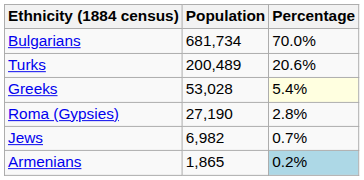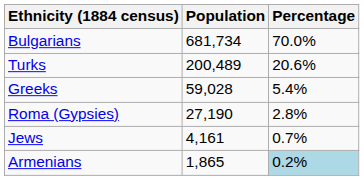(209, 89) 53,028 -> (209, 89) 59,028
(290, 89) lightyellow background -> (290, 89) no background
(205, 138) 6,982 -> (205, 138) 4,161
